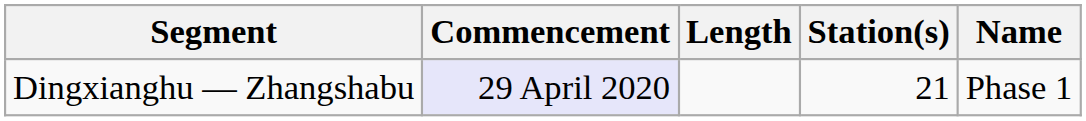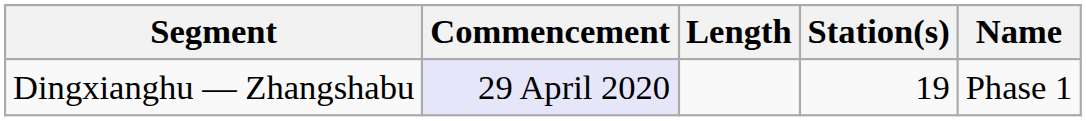(932, 86) 21 -> (932, 86) 19
